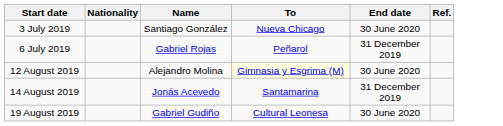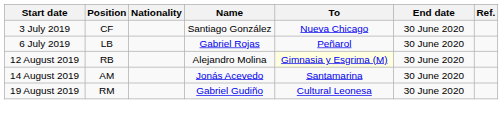+ column: (107, 13)
(390, 49) 31 December 2019 -> (434, 44) 30 June 2020
(390, 92) 31 December 2019 -> (434, 75) 30 June 2020
